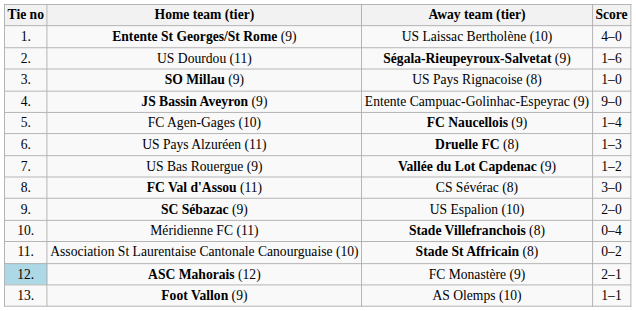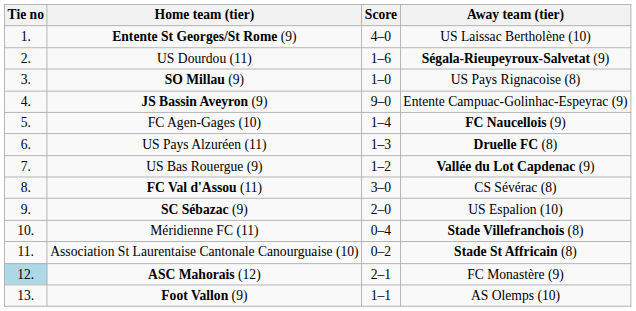columns swapped: (612, 15) <-> (477, 15)
